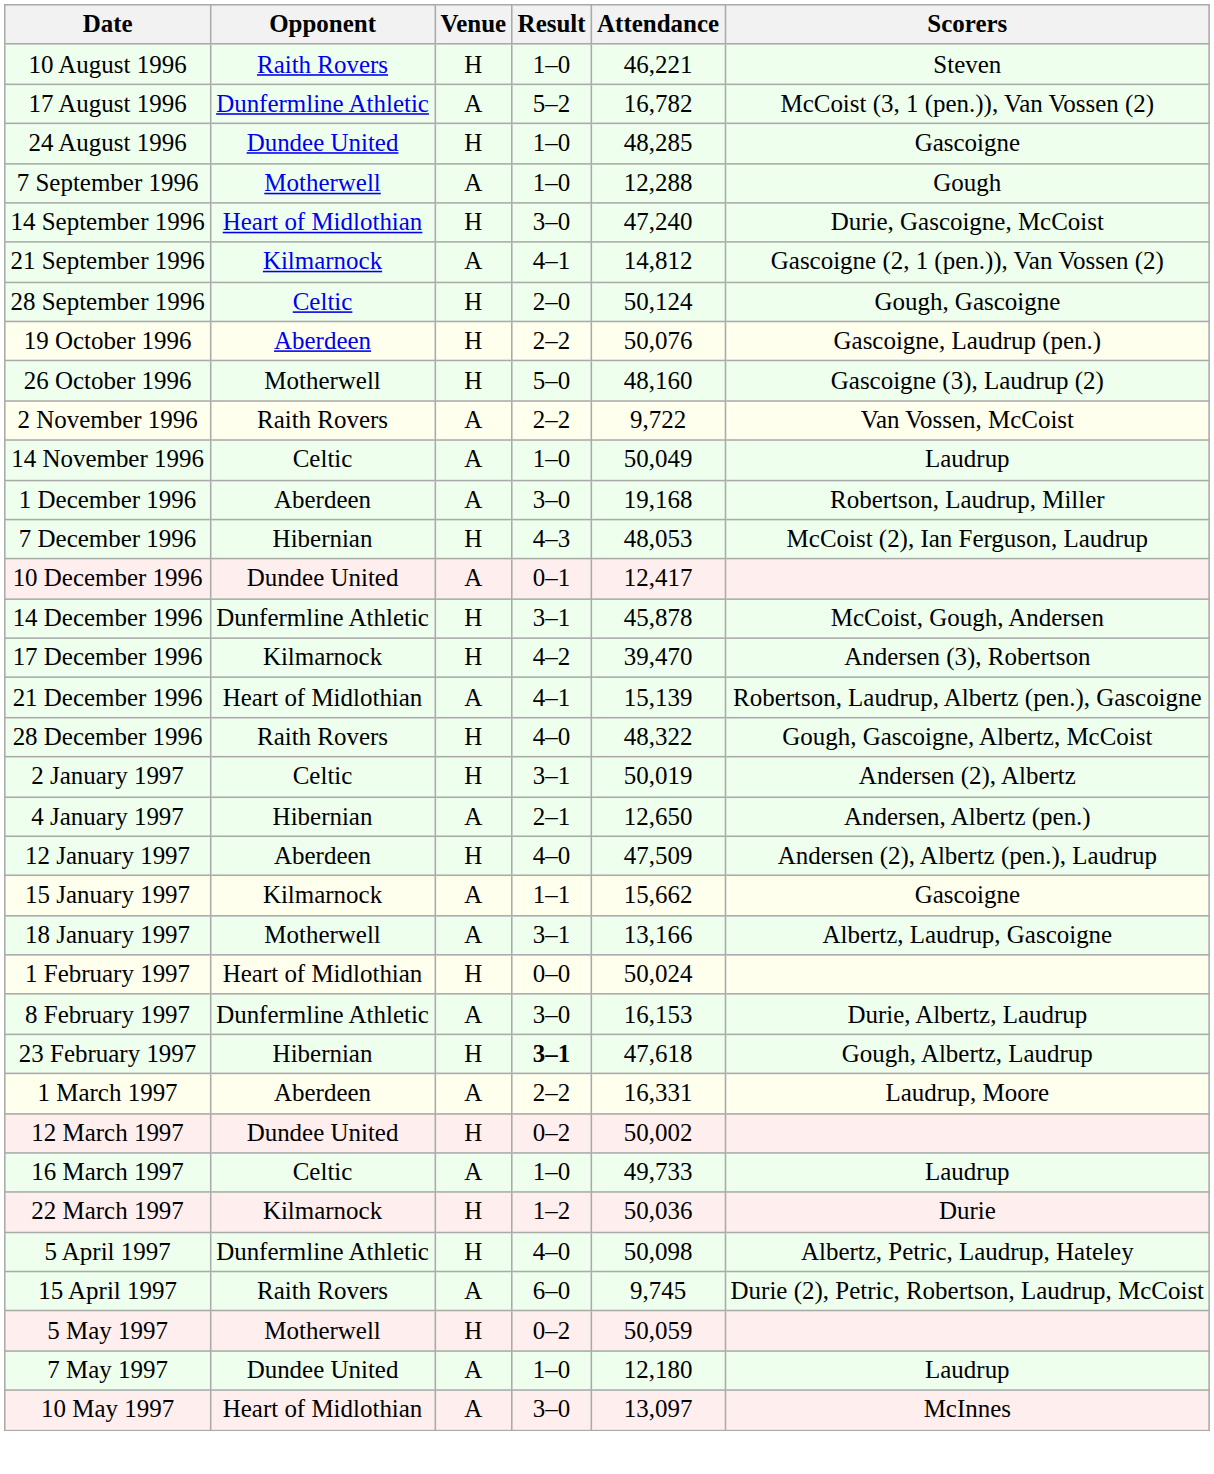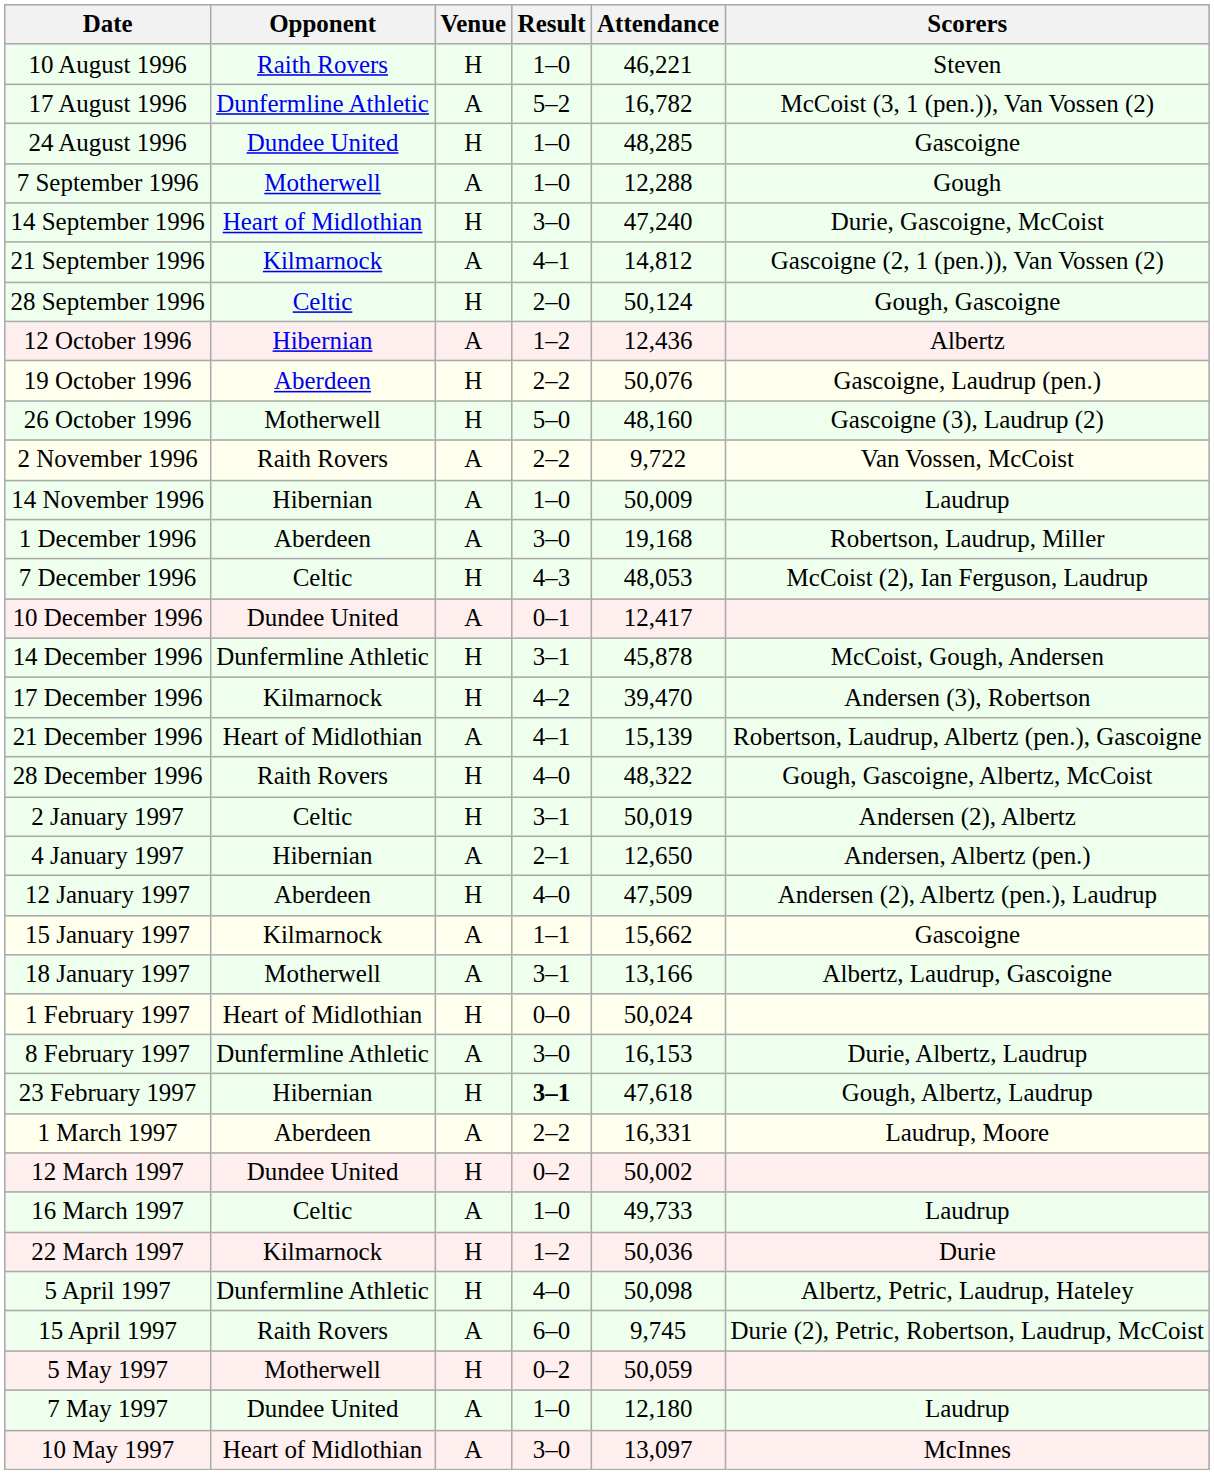+ row: (108, 340)
(323, 459) Celtic -> (323, 499) Hibernian
(658, 459) 50,049 -> (658, 499) 50,009
(323, 538) Hibernian -> (323, 578) Celtic
